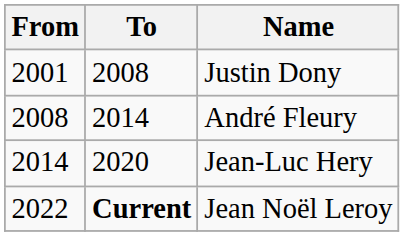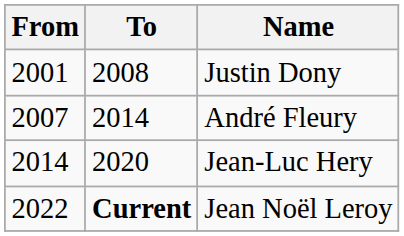(40, 117) 2008 -> (40, 117) 2007
